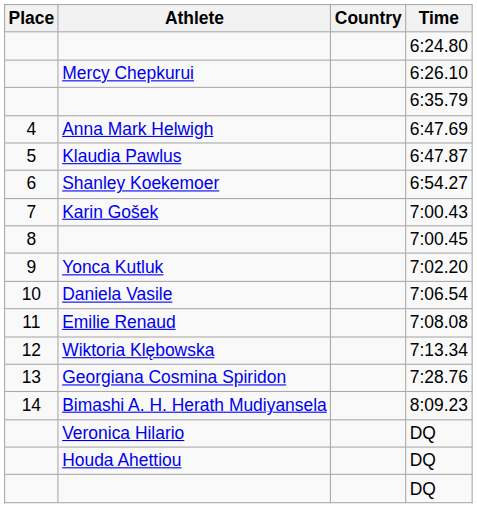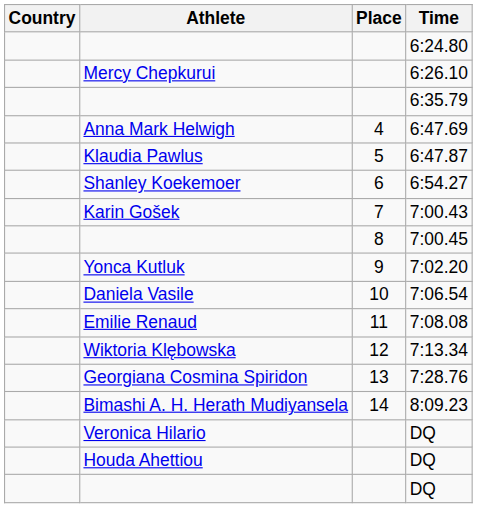columns swapped: (31, 18) <-> (368, 18)
